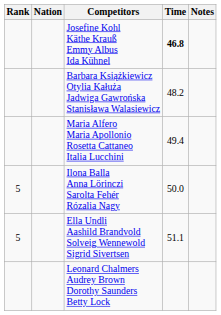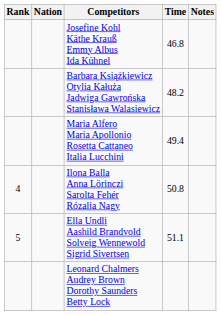(175, 44) bold -> (175, 44) normal
(18, 189) 5 -> (18, 189) 4
(175, 189) 50.0 -> (175, 189) 50.8
